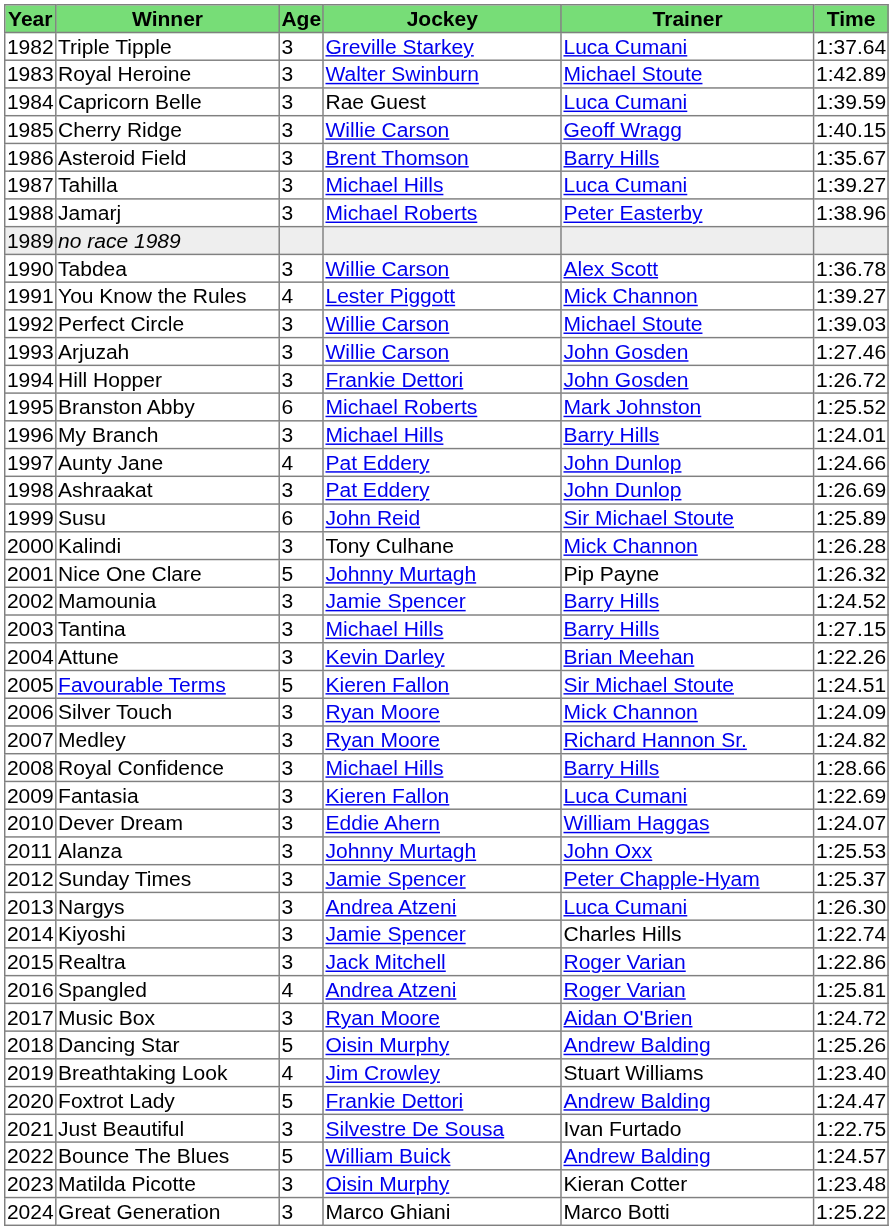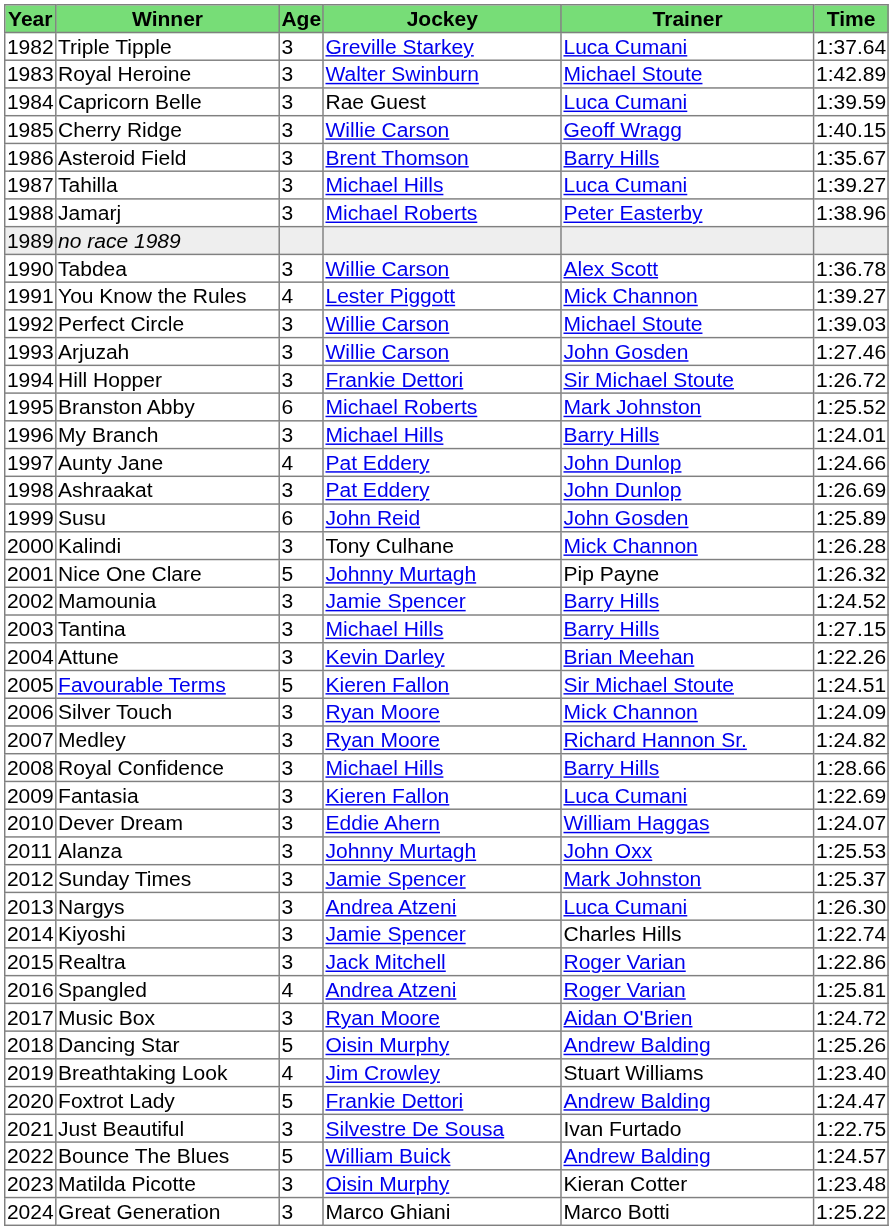(626, 379) John Gosden -> (649, 379) Sir Michael Stoute
(649, 518) Sir Michael Stoute -> (626, 518) John Gosden
(662, 879) Peter Chapple-Hyam -> (632, 879) Mark Johnston
